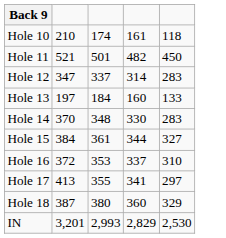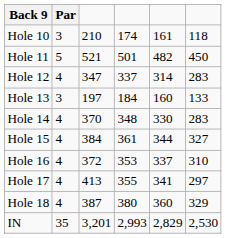+ column: (66, 14)
